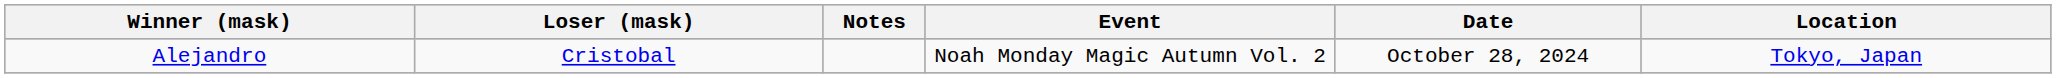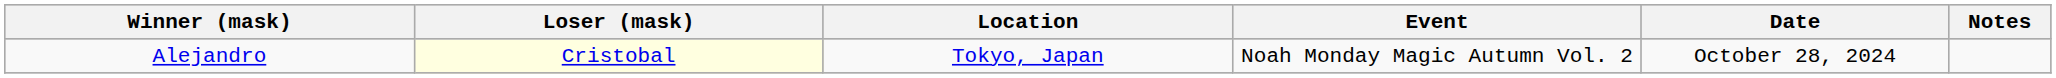columns swapped: (1846, 22) <-> (874, 22)
(619, 56) no background -> (619, 56) lightyellow background
